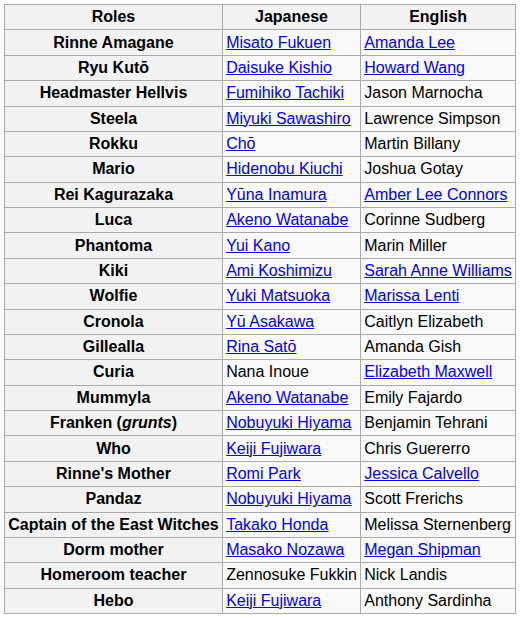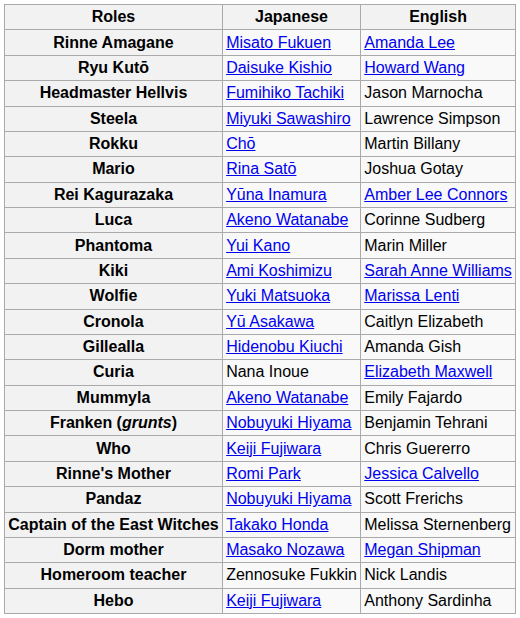(284, 169) Hidenobu Kiuchi -> (261, 169) Rina Satō
(261, 347) Rina Satō -> (284, 347) Hidenobu Kiuchi
